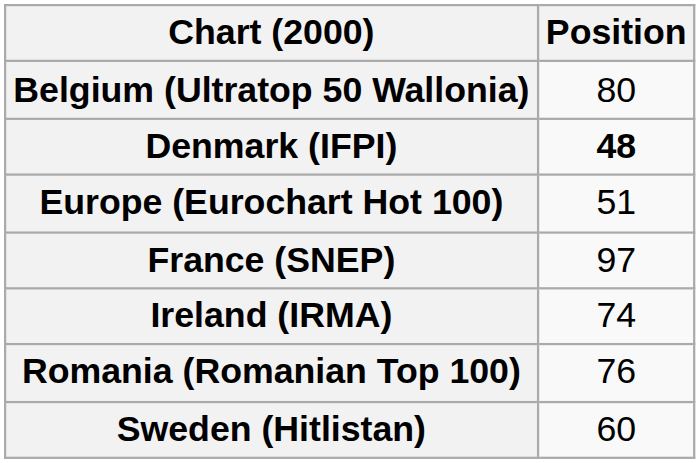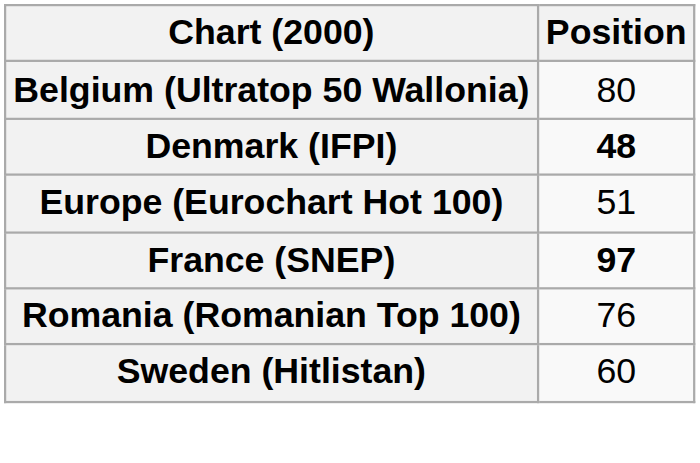(616, 259) normal -> (616, 259) bold
- row: (271, 315)
